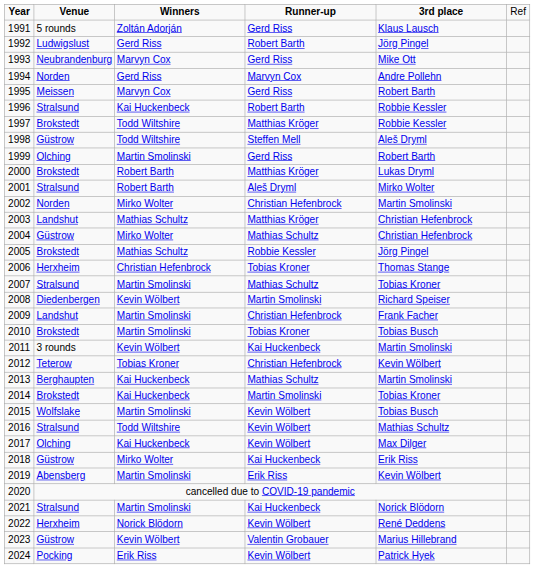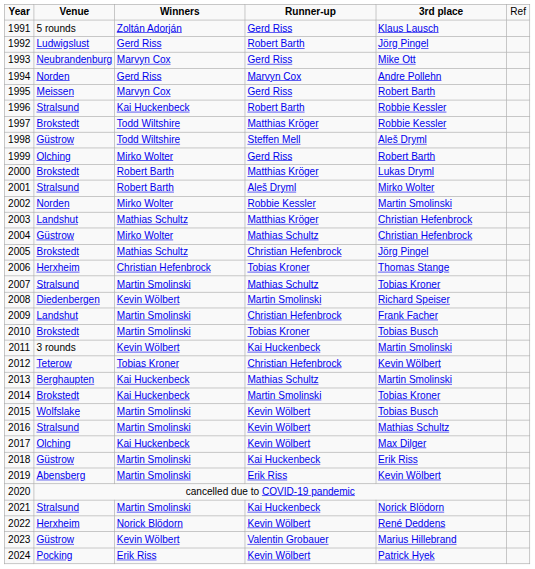(154, 156) Martin Smolinski -> (145, 156) Mirko Wolter
(294, 204) Christian Hefenbrock -> (282, 204) Robbie Kessler
(282, 252) Robbie Kessler -> (294, 252) Christian Hefenbrock
(148, 428) Todd Wiltshire -> (154, 428) Martin Smolinski
(145, 460) Mirko Wolter -> (154, 460) Martin Smolinski
